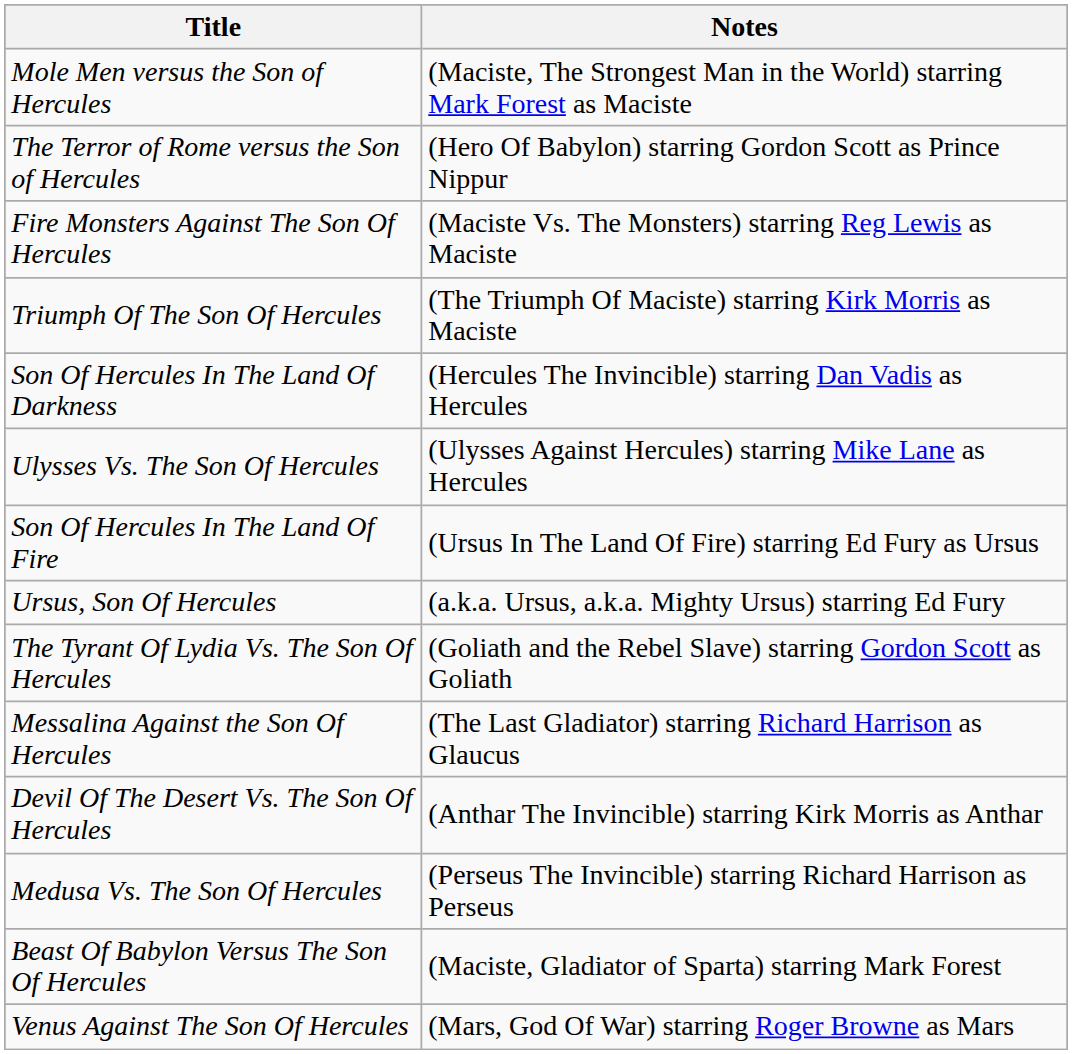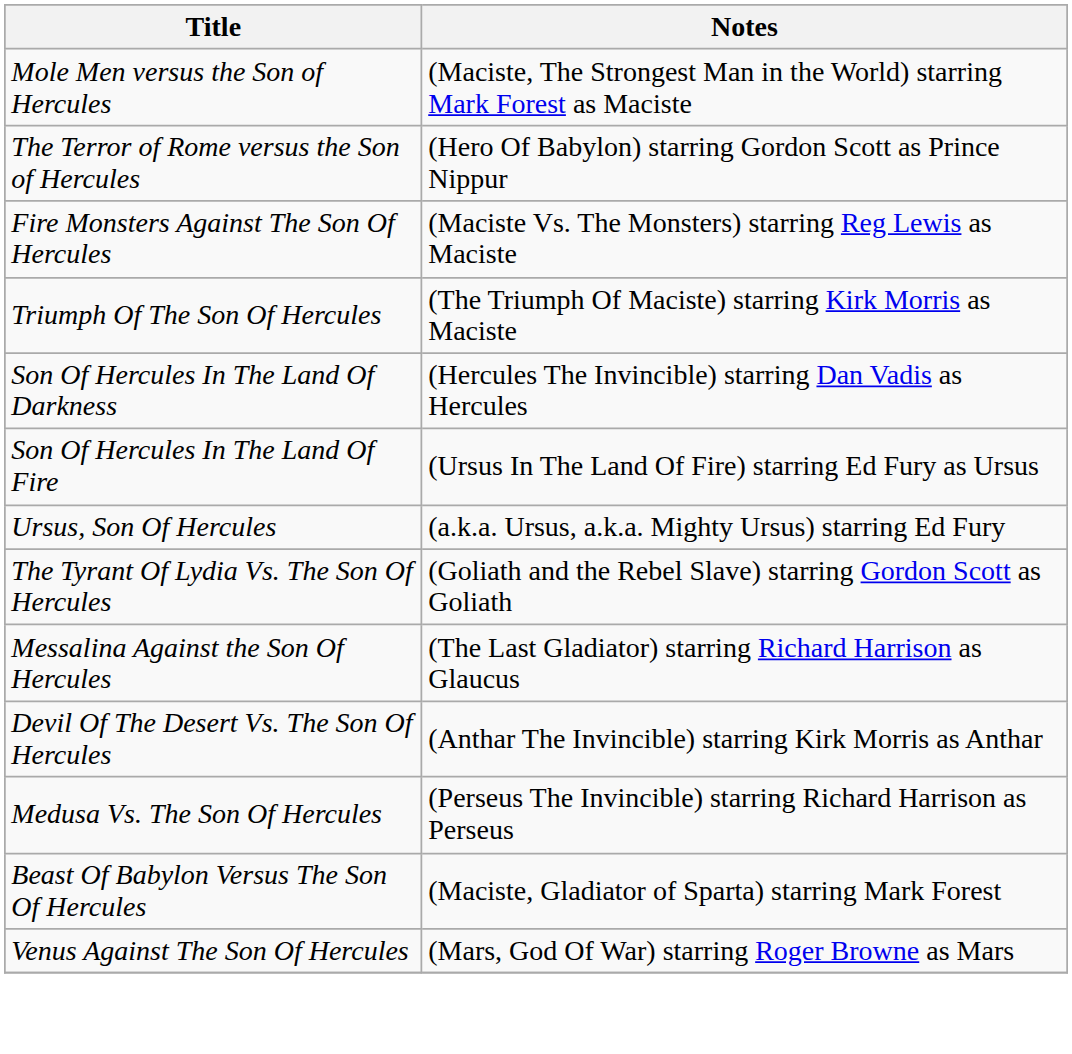- row: (195, 466)
